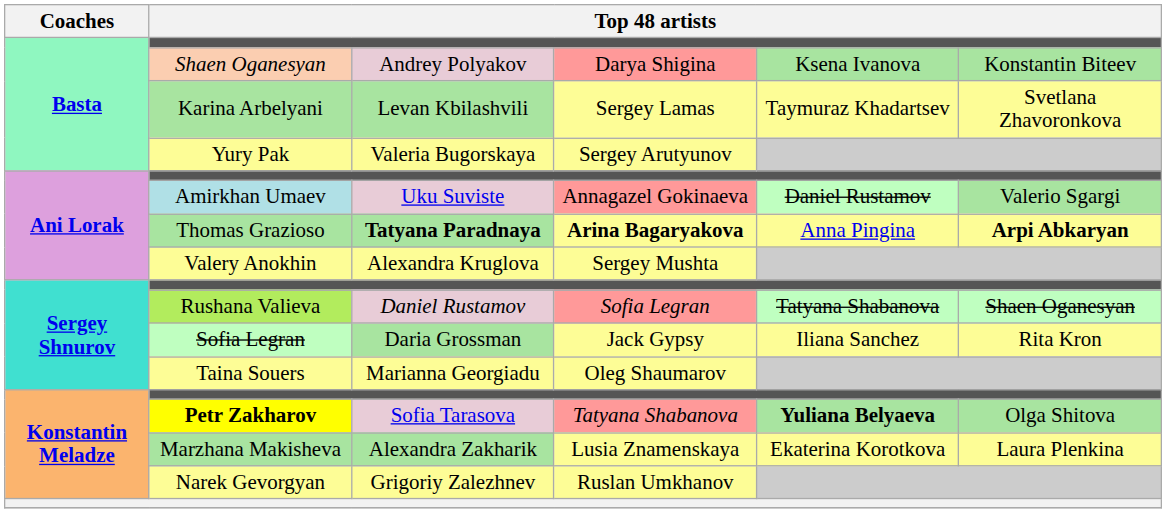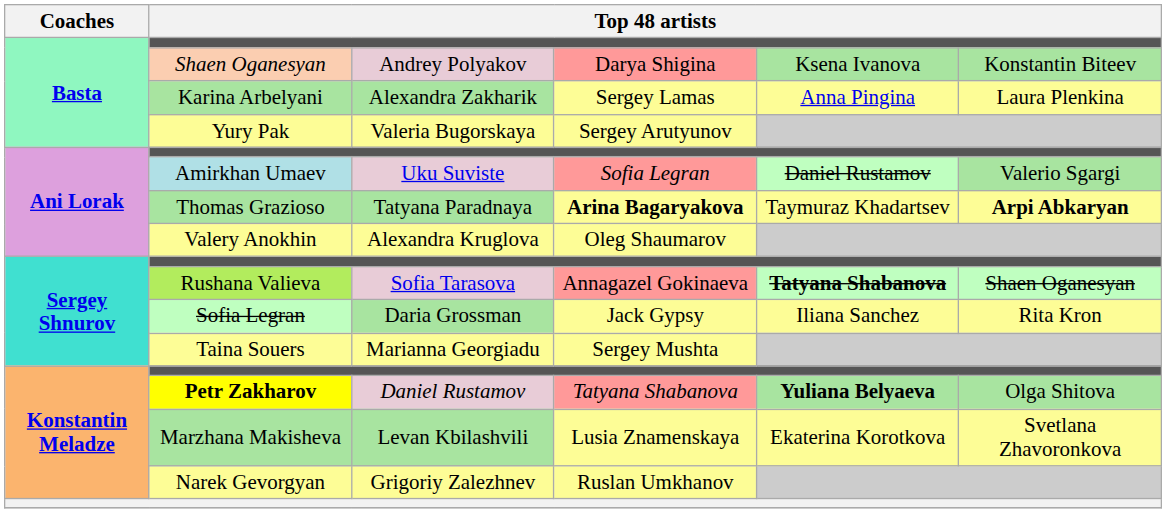(453, 109) Levan Kbilashvili -> (453, 97) Alexandra Zakharik
(858, 109) Taymuraz Khadartsev -> (858, 97) Anna Pingina
(1060, 109) Svetlana Zhavoronkova -> (1060, 97) Laura Plenkina
(655, 196) Annagazel Gokinaeva -> (655, 173) Sofia Legran
(453, 230) bold -> (453, 206) normal
(858, 230) Anna Pingina -> (858, 206) Taymuraz Khadartsev
(655, 263) Sergey Mushta -> (655, 239) Oleg Shaumarov
(453, 306) Daniel Rustamov -> (453, 282) Sofia Tarasova
(655, 306) Sofia Legran -> (655, 282) Annagazel Gokinaeva
(858, 306) normal -> (858, 282) bold
(655, 372) Oleg Shaumarov -> (655, 349) Sergey Mushta
(453, 415) Sofia Tarasova -> (453, 392) Daniel Rustamov
(453, 448) Alexandra Zakharik -> (453, 437) Levan Kbilashvili
(1060, 448) Laura Plenkina -> (1060, 437) Svetlana Zhavoronkova
